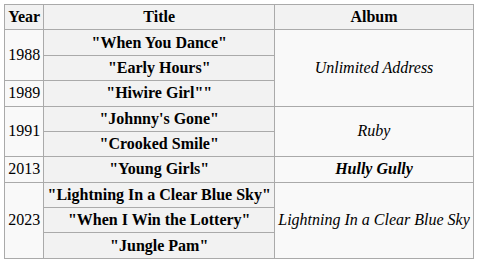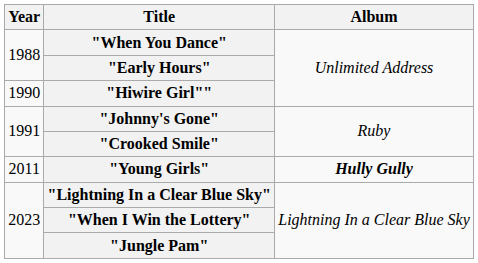(24, 93) 1989 -> (24, 93) 1990
(24, 169) 2013 -> (24, 169) 2011
